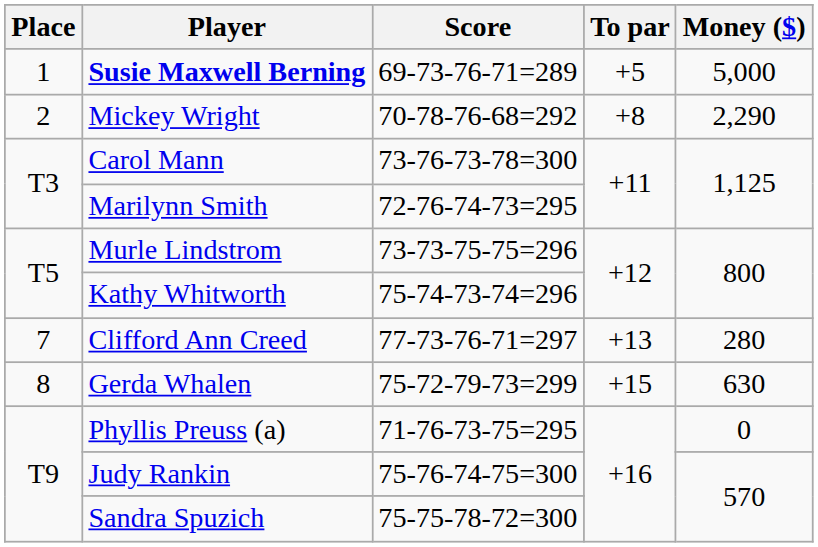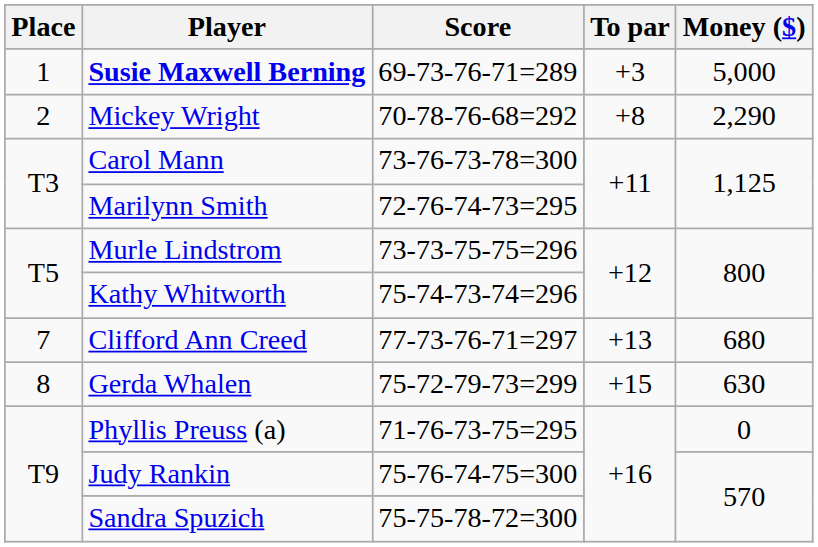(630, 71) +5 -> (630, 71) +3
(744, 339) 280 -> (744, 339) 680
